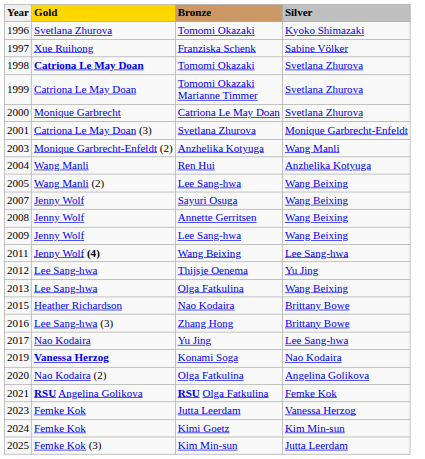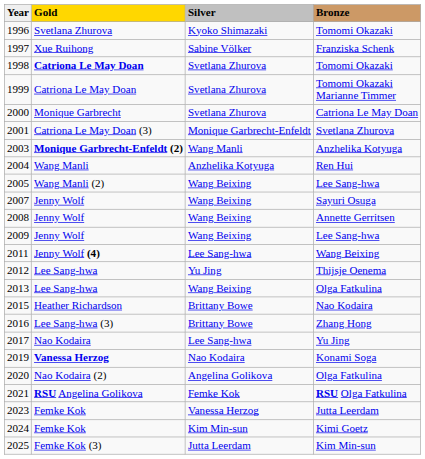columns swapped: (299, 13) <-> (194, 13)
(103, 148) normal -> (108, 148) bold
